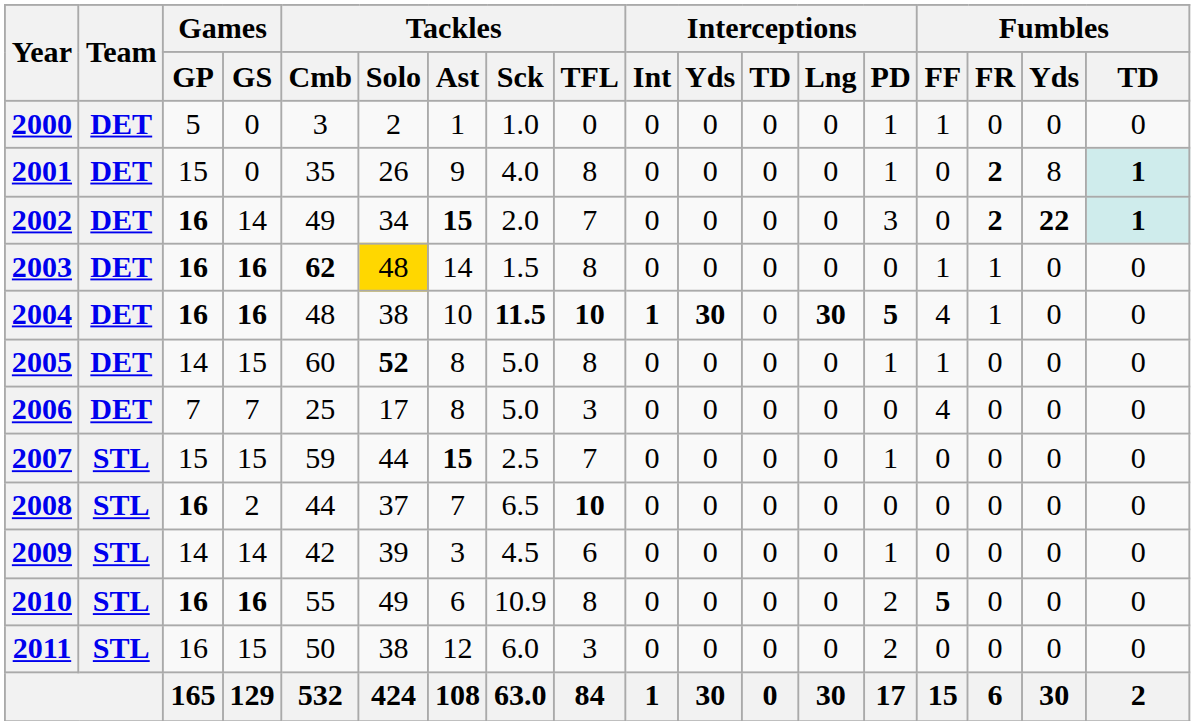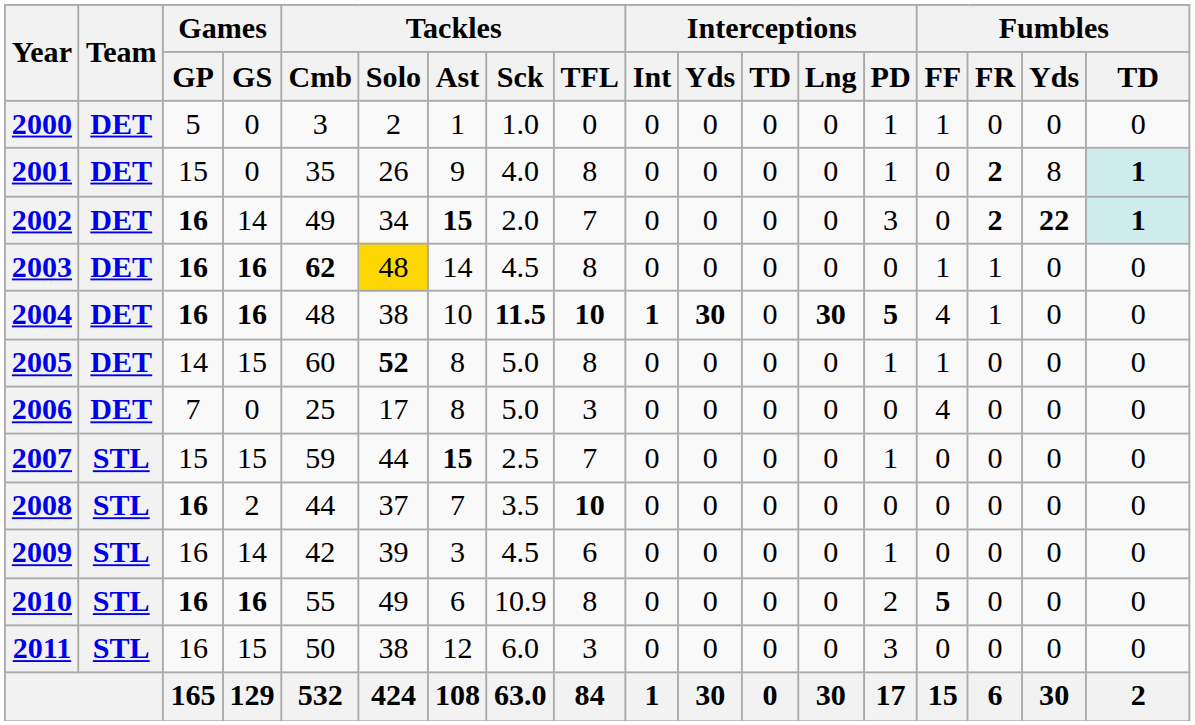(520, 266) 1.5 -> (520, 266) 4.5
(252, 409) 7 -> (252, 409) 0
(520, 505) 6.5 -> (520, 505) 3.5
(193, 553) 14 -> (193, 553) 16
(891, 648) 2 -> (891, 648) 3
